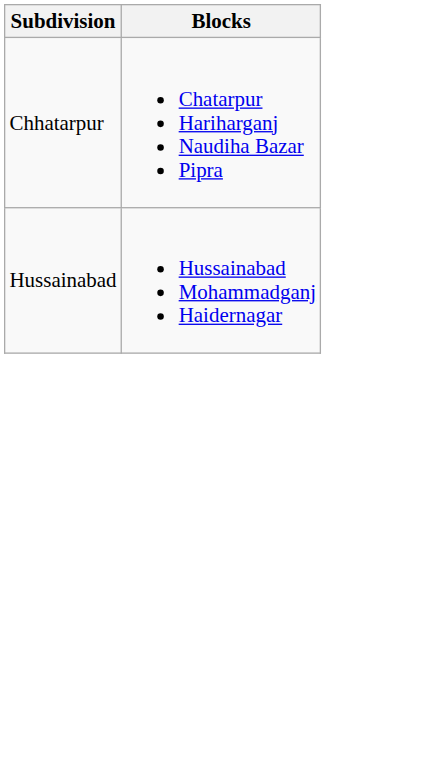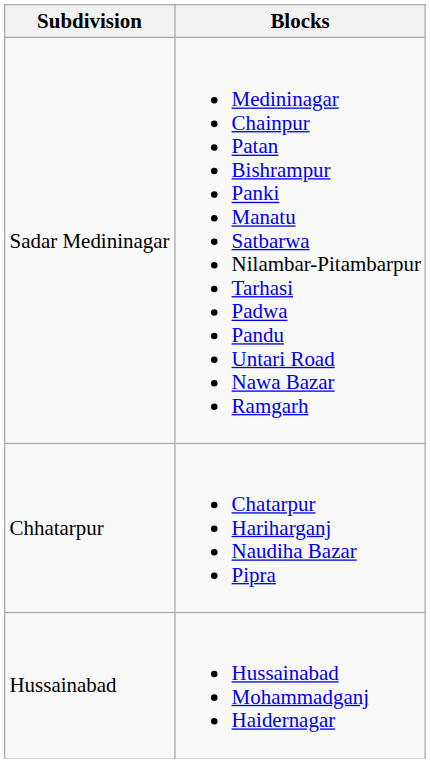+ row: (90, 240)
